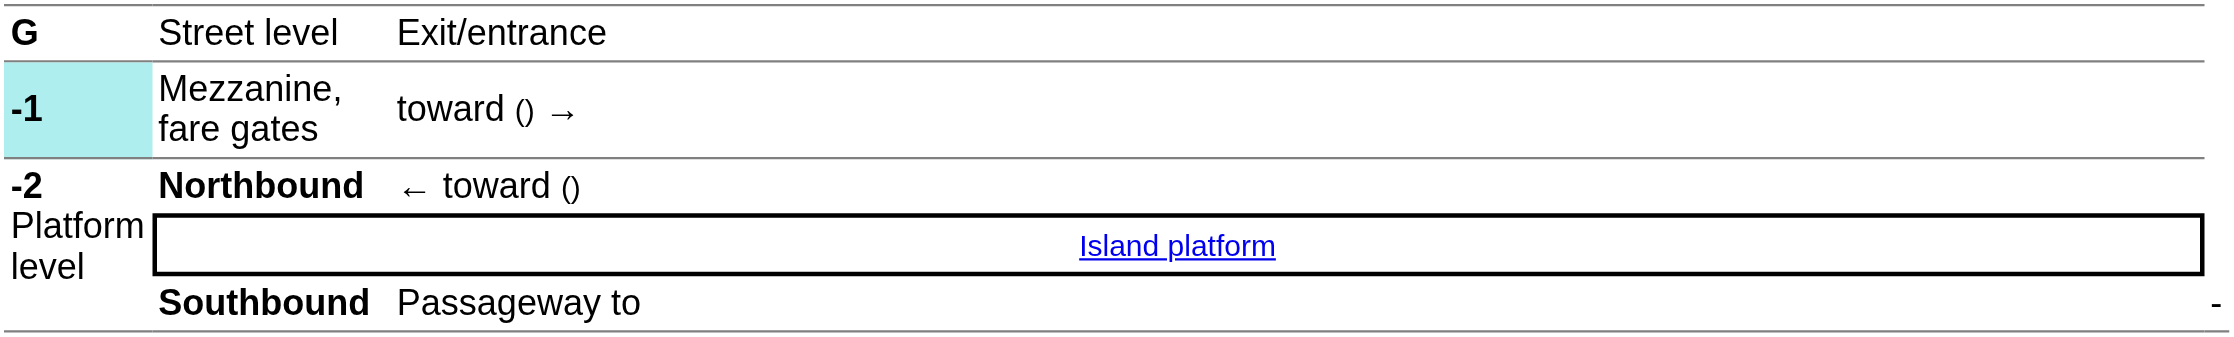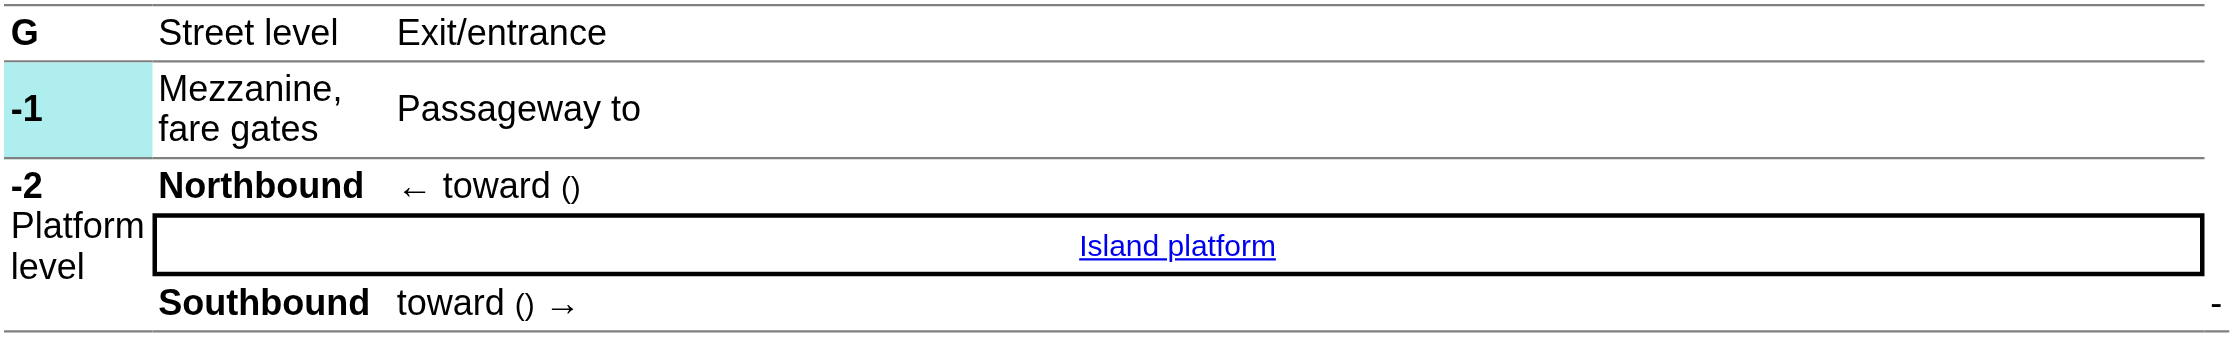(489, 109) toward () → -> (519, 109) Passageway to
(519, 302) Passageway to -> (489, 302) toward () →
